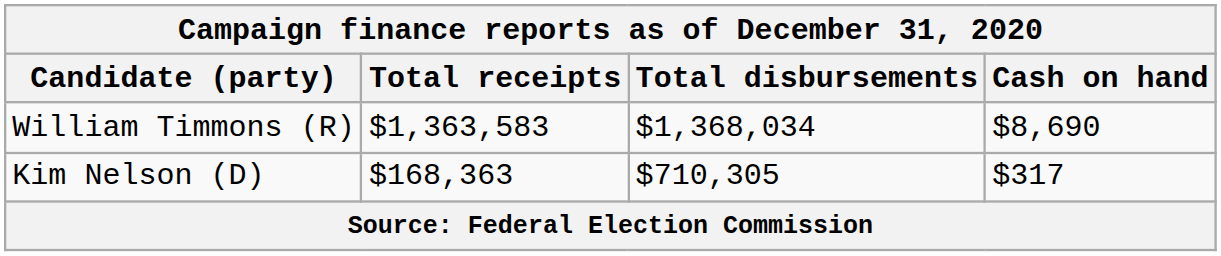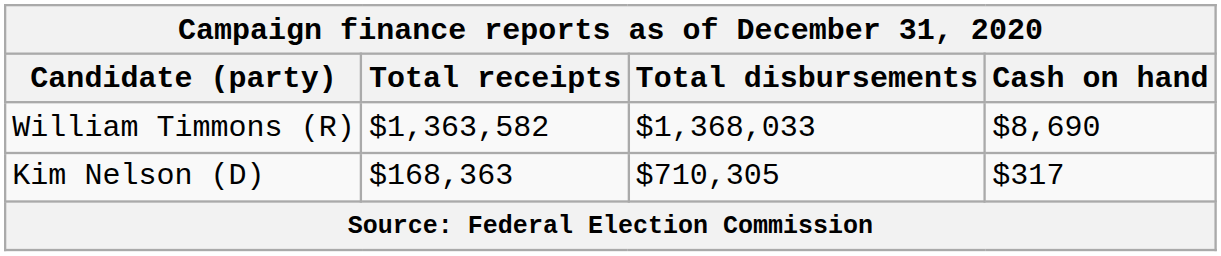(459, 128) $1,363,583 -> (459, 128) $1,363,582
(726, 128) $1,368,034 -> (726, 128) $1,368,033
